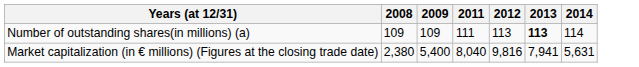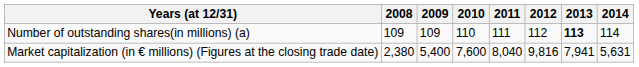+ column: (471, 14)
(502, 33) 113 -> (538, 33) 112
